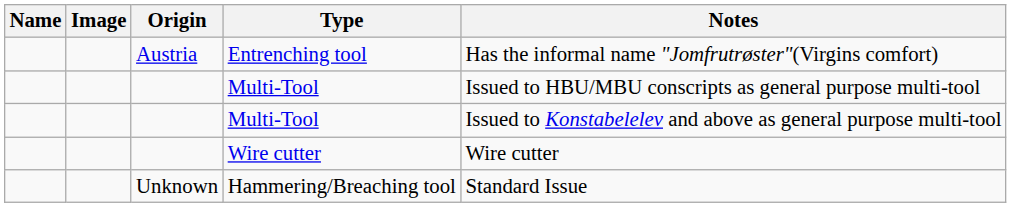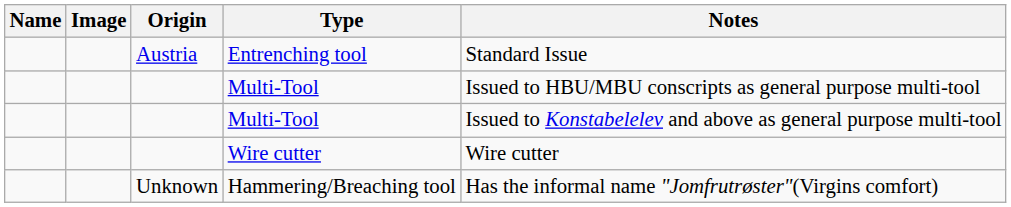(702, 53) Has the informal name "Jomfrutrøster"(Virgins comfort) -> (526, 53) Standard Issue
(526, 185) Standard Issue -> (702, 185) Has the informal name "Jomfrutrøster"(Virgins comfort)
